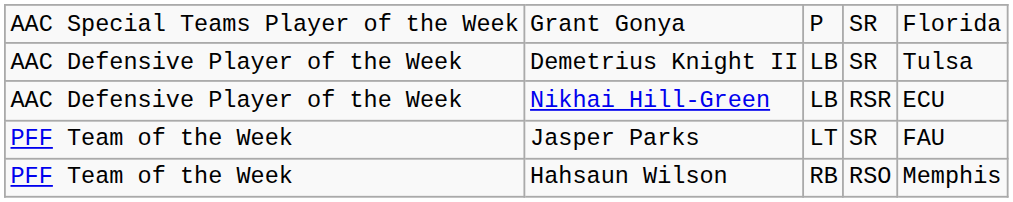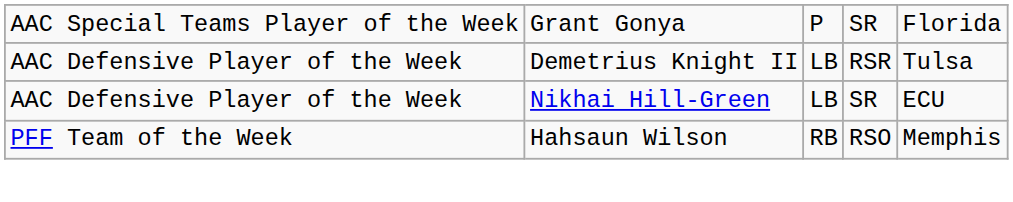(863, 62) SR -> (870, 62) RSR
(870, 101) RSR -> (863, 101) SR
- row: (615, 139)
